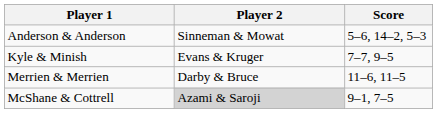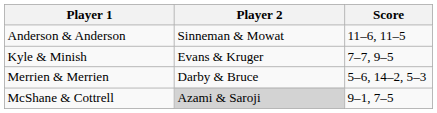(387, 35) 5–6, 14–2, 5–3 -> (377, 35) 11–6, 11–5
(377, 77) 11–6, 11–5 -> (387, 77) 5–6, 14–2, 5–3
